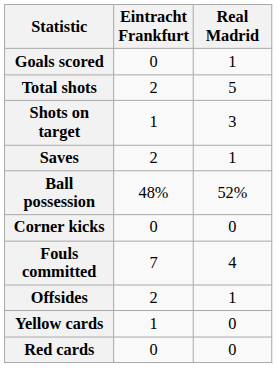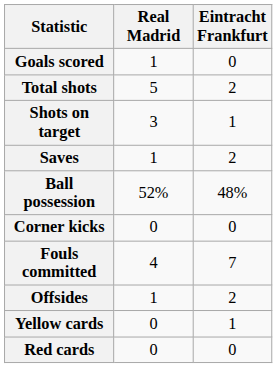columns swapped: (232, 26) <-> (153, 26)
